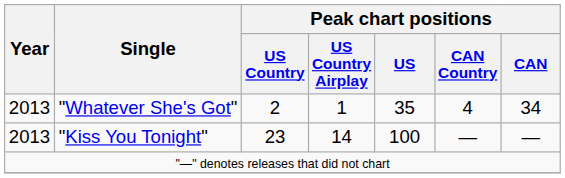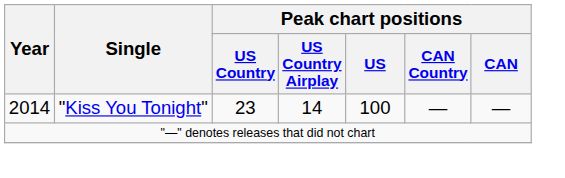- row: (148, 108)
(30, 137) 2013 -> (30, 108) 2014
